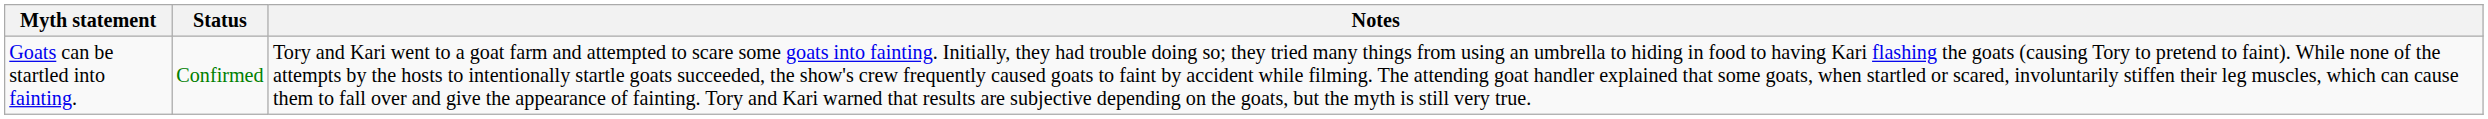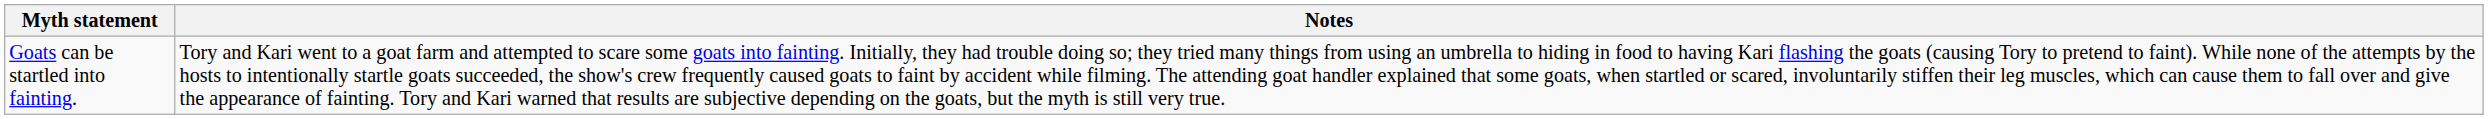- column: (220, 20)
